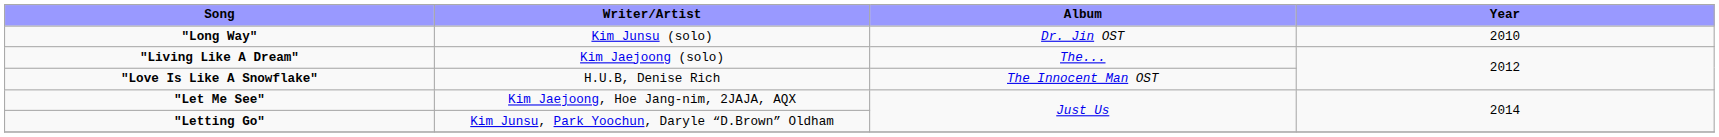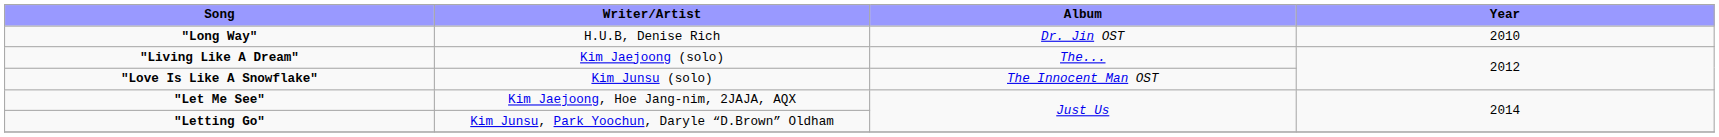(652, 36) Kim Junsu (solo) -> (652, 36) H.U.B, Denise Rich
(652, 79) H.U.B, Denise Rich -> (652, 79) Kim Junsu (solo)
